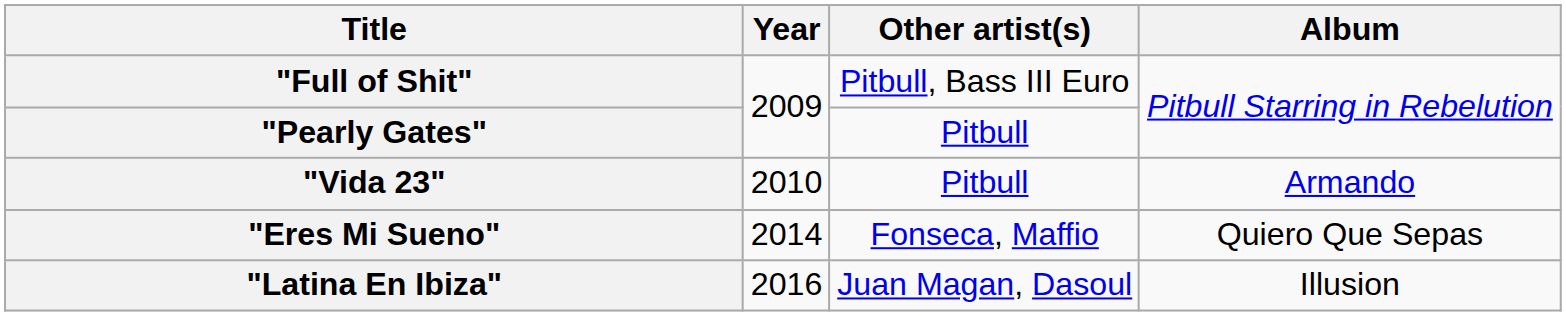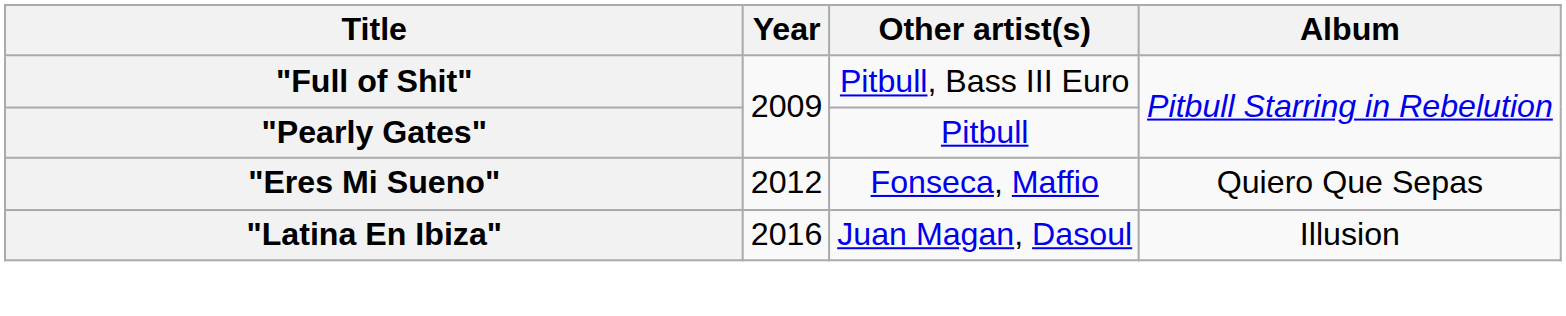- row: (374, 183)
(787, 234) 2014 -> (787, 183) 2012
